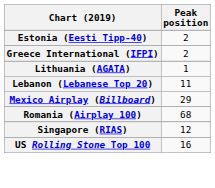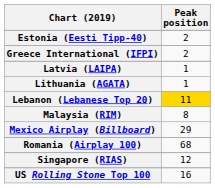+ row: (83, 69)
(186, 84) no background -> (186, 99) gold background
+ row: (83, 114)
